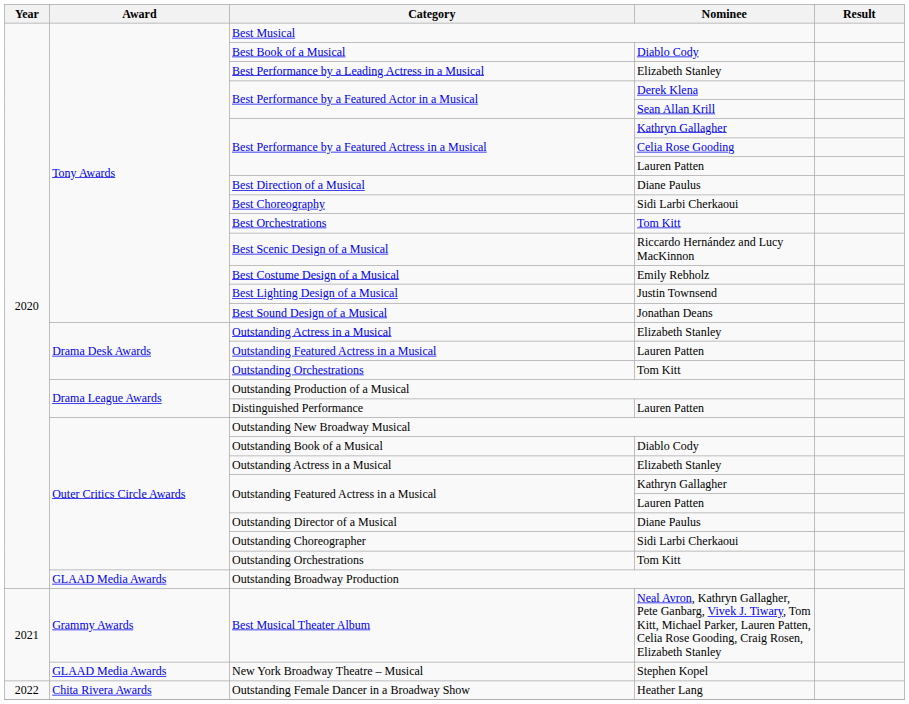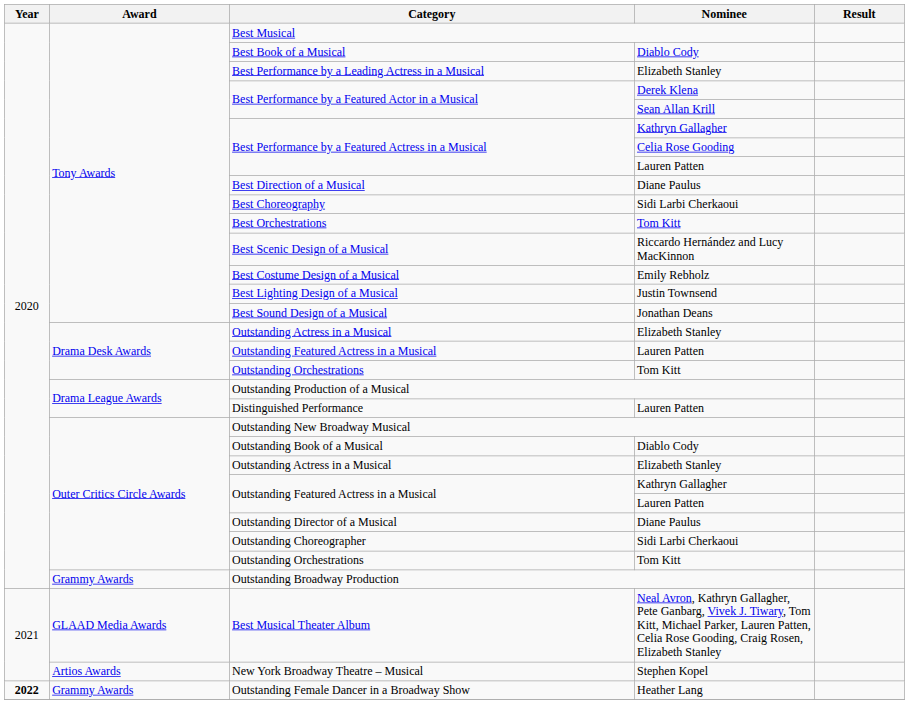(109, 579) GLAAD Media Awards -> (93, 579) Grammy Awards
(93, 625) Grammy Awards -> (109, 625) GLAAD Media Awards
(109, 671) GLAAD Media Awards -> (86, 671) Artios Awards
(27, 690) normal -> (27, 690) bold
(102, 690) Chita Rivera Awards -> (93, 690) Grammy Awards
